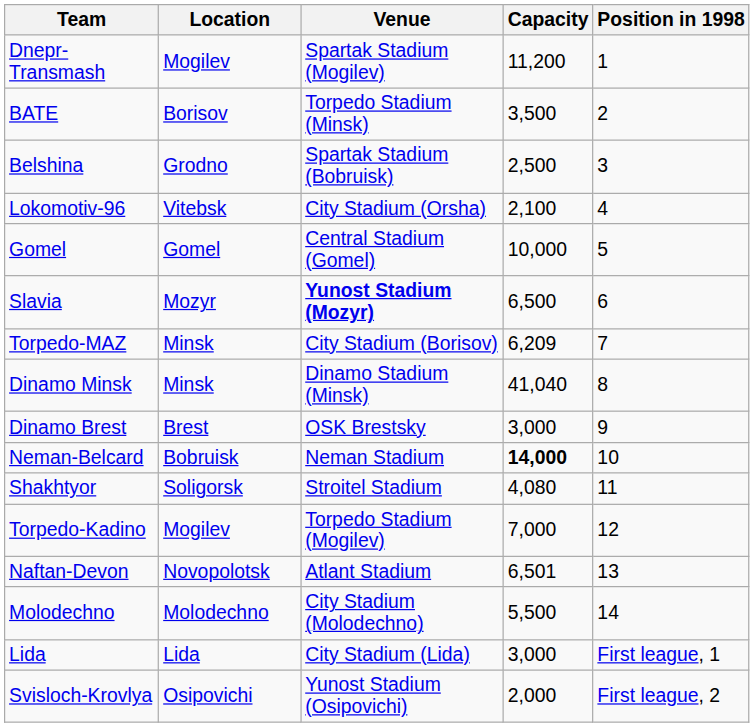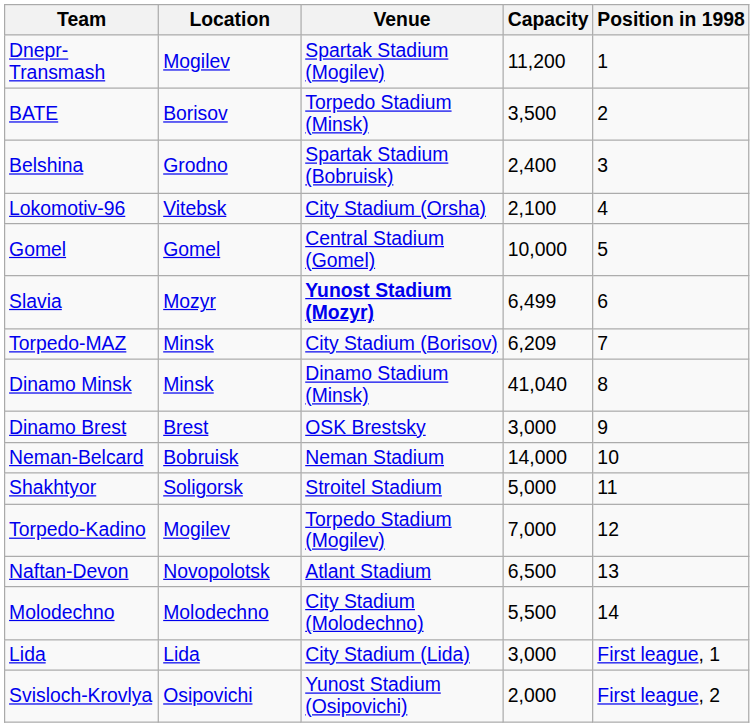(532, 166) 2,500 -> (532, 166) 2,400
(532, 302) 6,500 -> (532, 302) 6,499
(537, 457) bold -> (537, 457) normal
(532, 488) 4,080 -> (532, 488) 5,000
(532, 571) 6,501 -> (532, 571) 6,500
